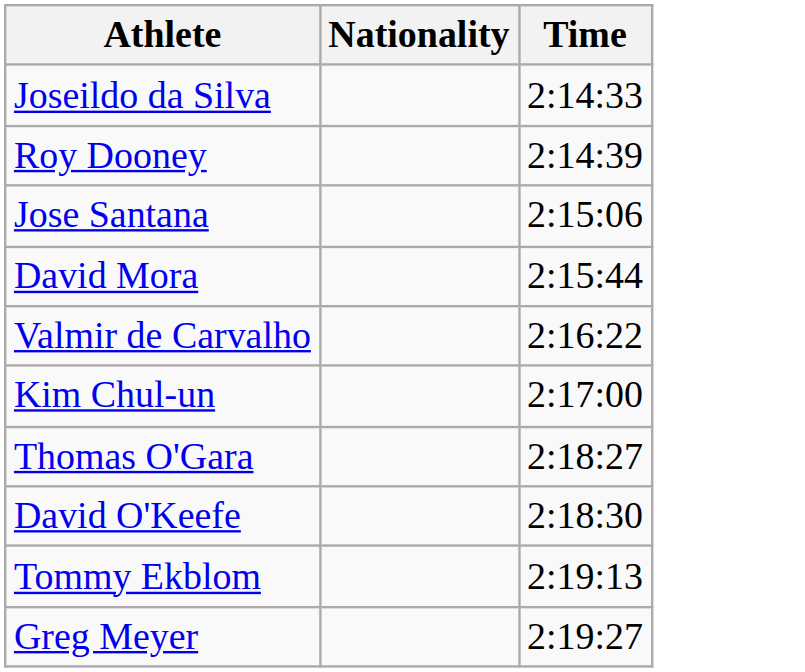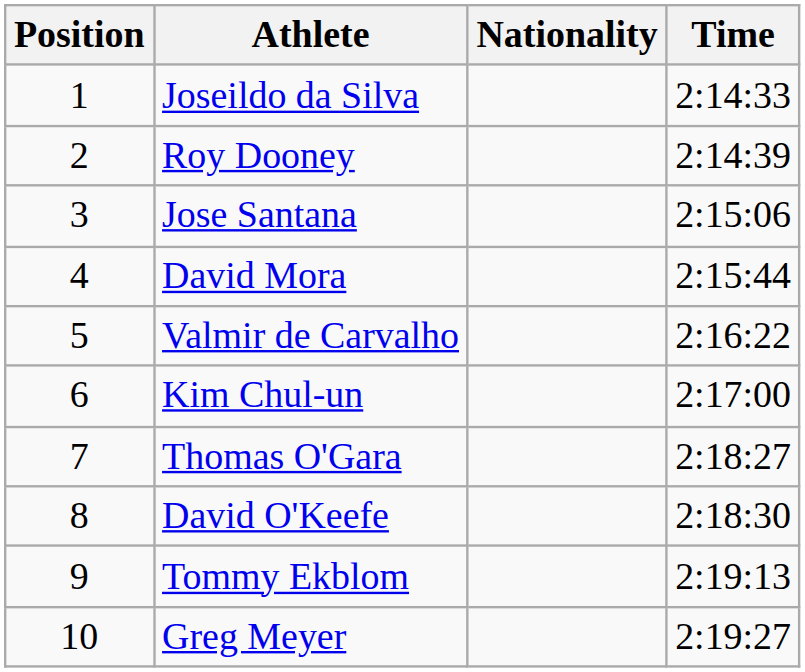+ column: (79, 34)
